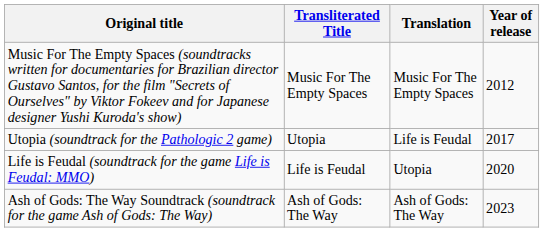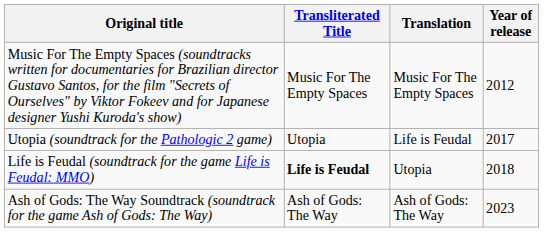(326, 169) normal -> (328, 169) bold
(500, 169) 2020 -> (500, 169) 2018
